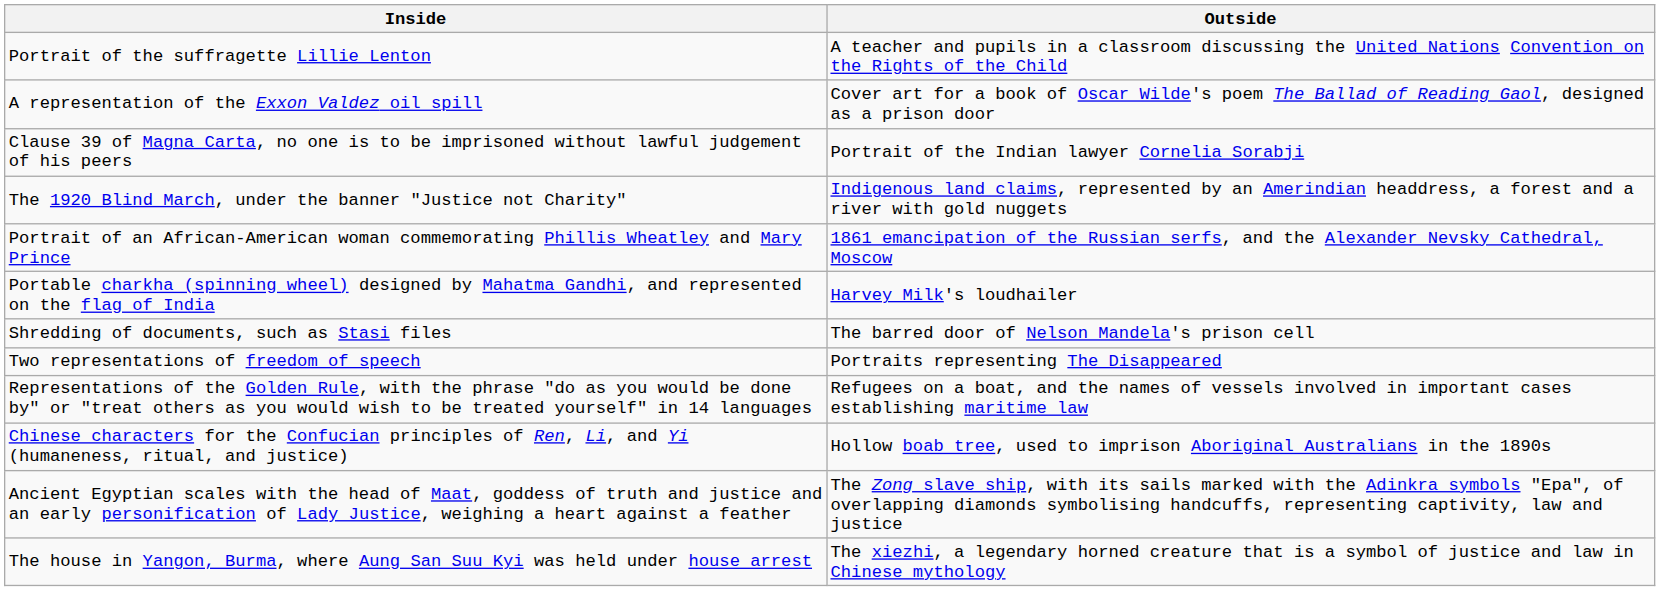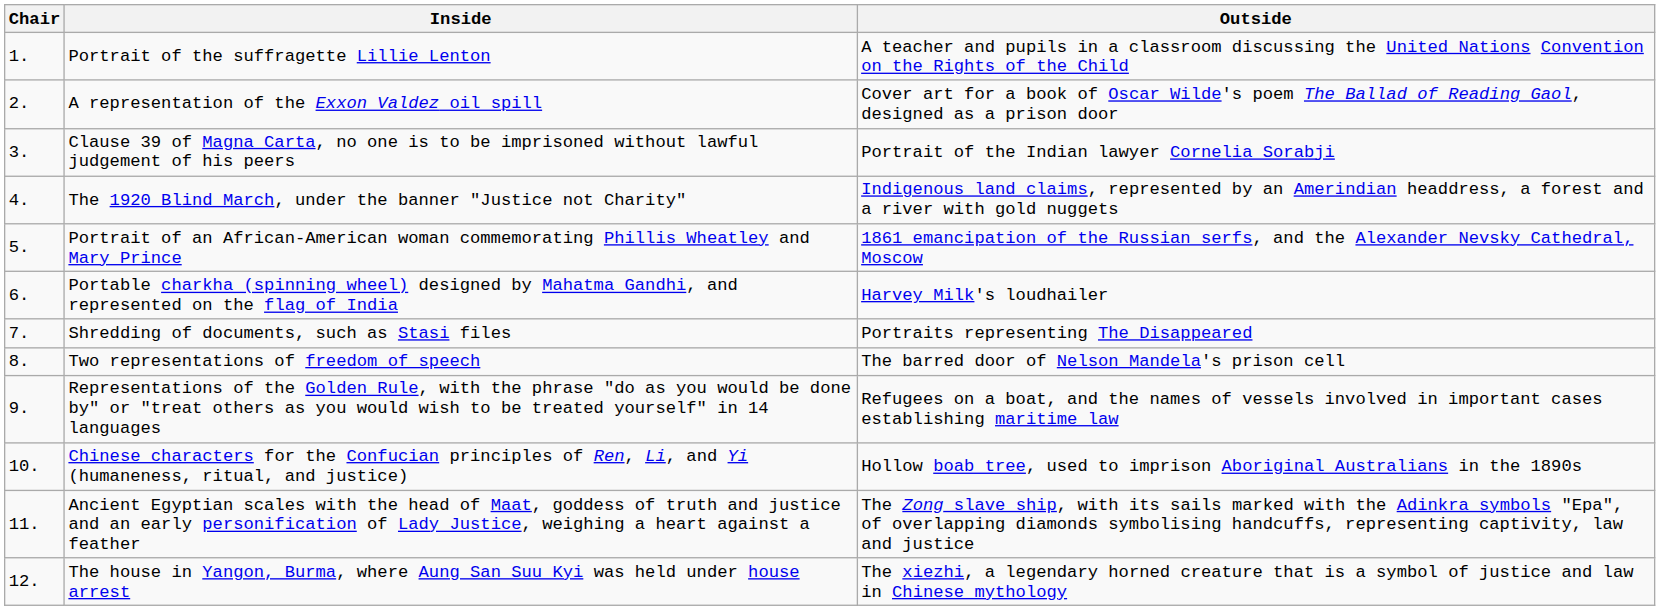+ column: (34, 19)
(1072, 333) The barred door of Nelson Mandela's prison cell -> (1057, 333) Portraits representing The Disappeared
(1026, 361) Portraits representing The Disappeared -> (1103, 361) The barred door of Nelson Mandela's prison cell
